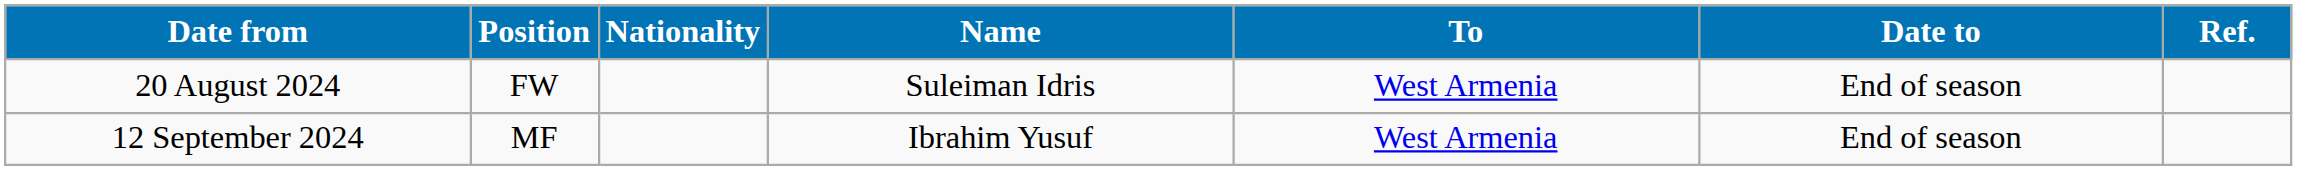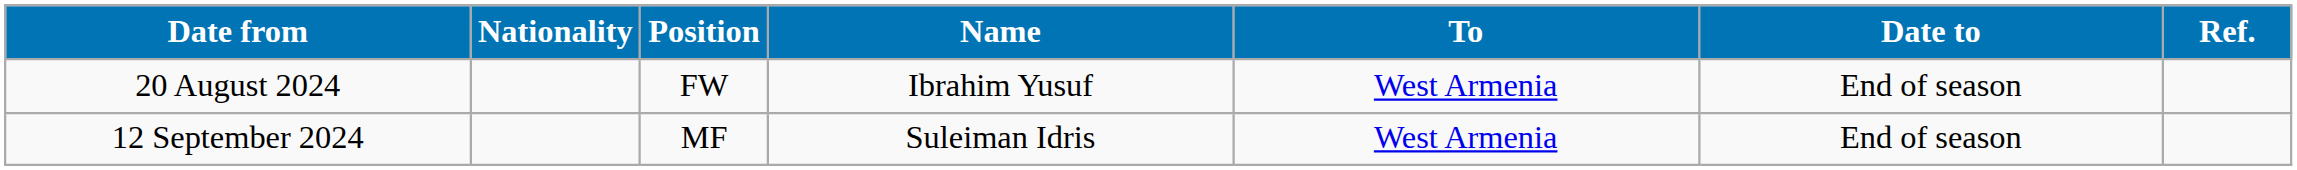columns swapped: (534, 31) <-> (683, 31)
(1001, 85) Suleiman Idris -> (1000, 85) Ibrahim Yusuf
(1000, 138) Ibrahim Yusuf -> (1001, 138) Suleiman Idris
